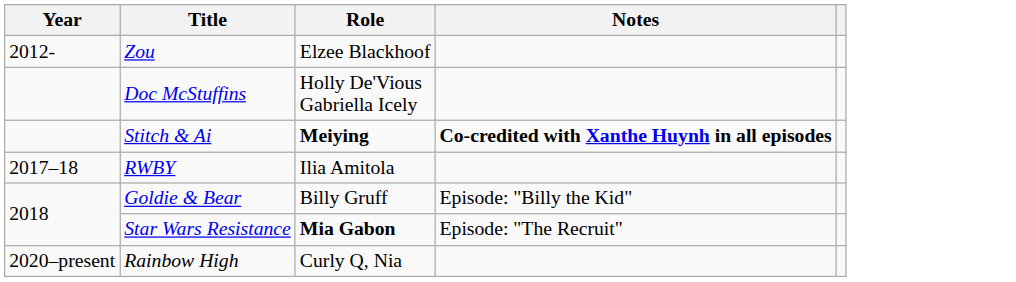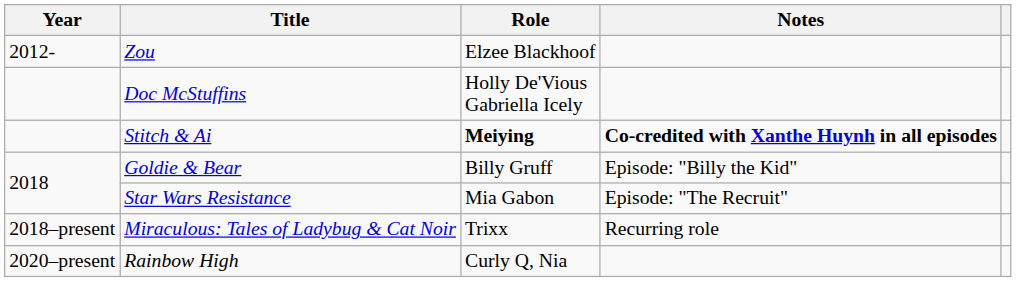- row: (150, 167)
(348, 229) bold -> (510, 198) normal
+ row: (290, 229)
